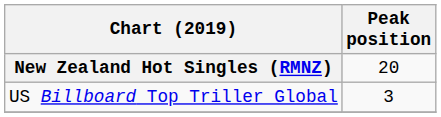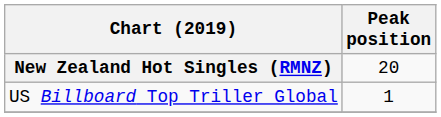(389, 97) 3 -> (389, 97) 1
